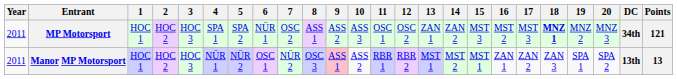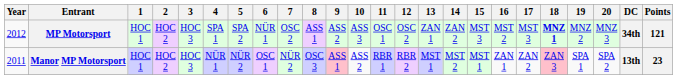(16, 33) 2011 -> (16, 33) 2012
(554, 60) no background -> (554, 60) pink background
(658, 60) 13 -> (658, 60) 23
